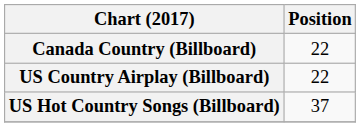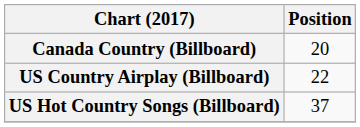(320, 48) 22 -> (320, 48) 20
